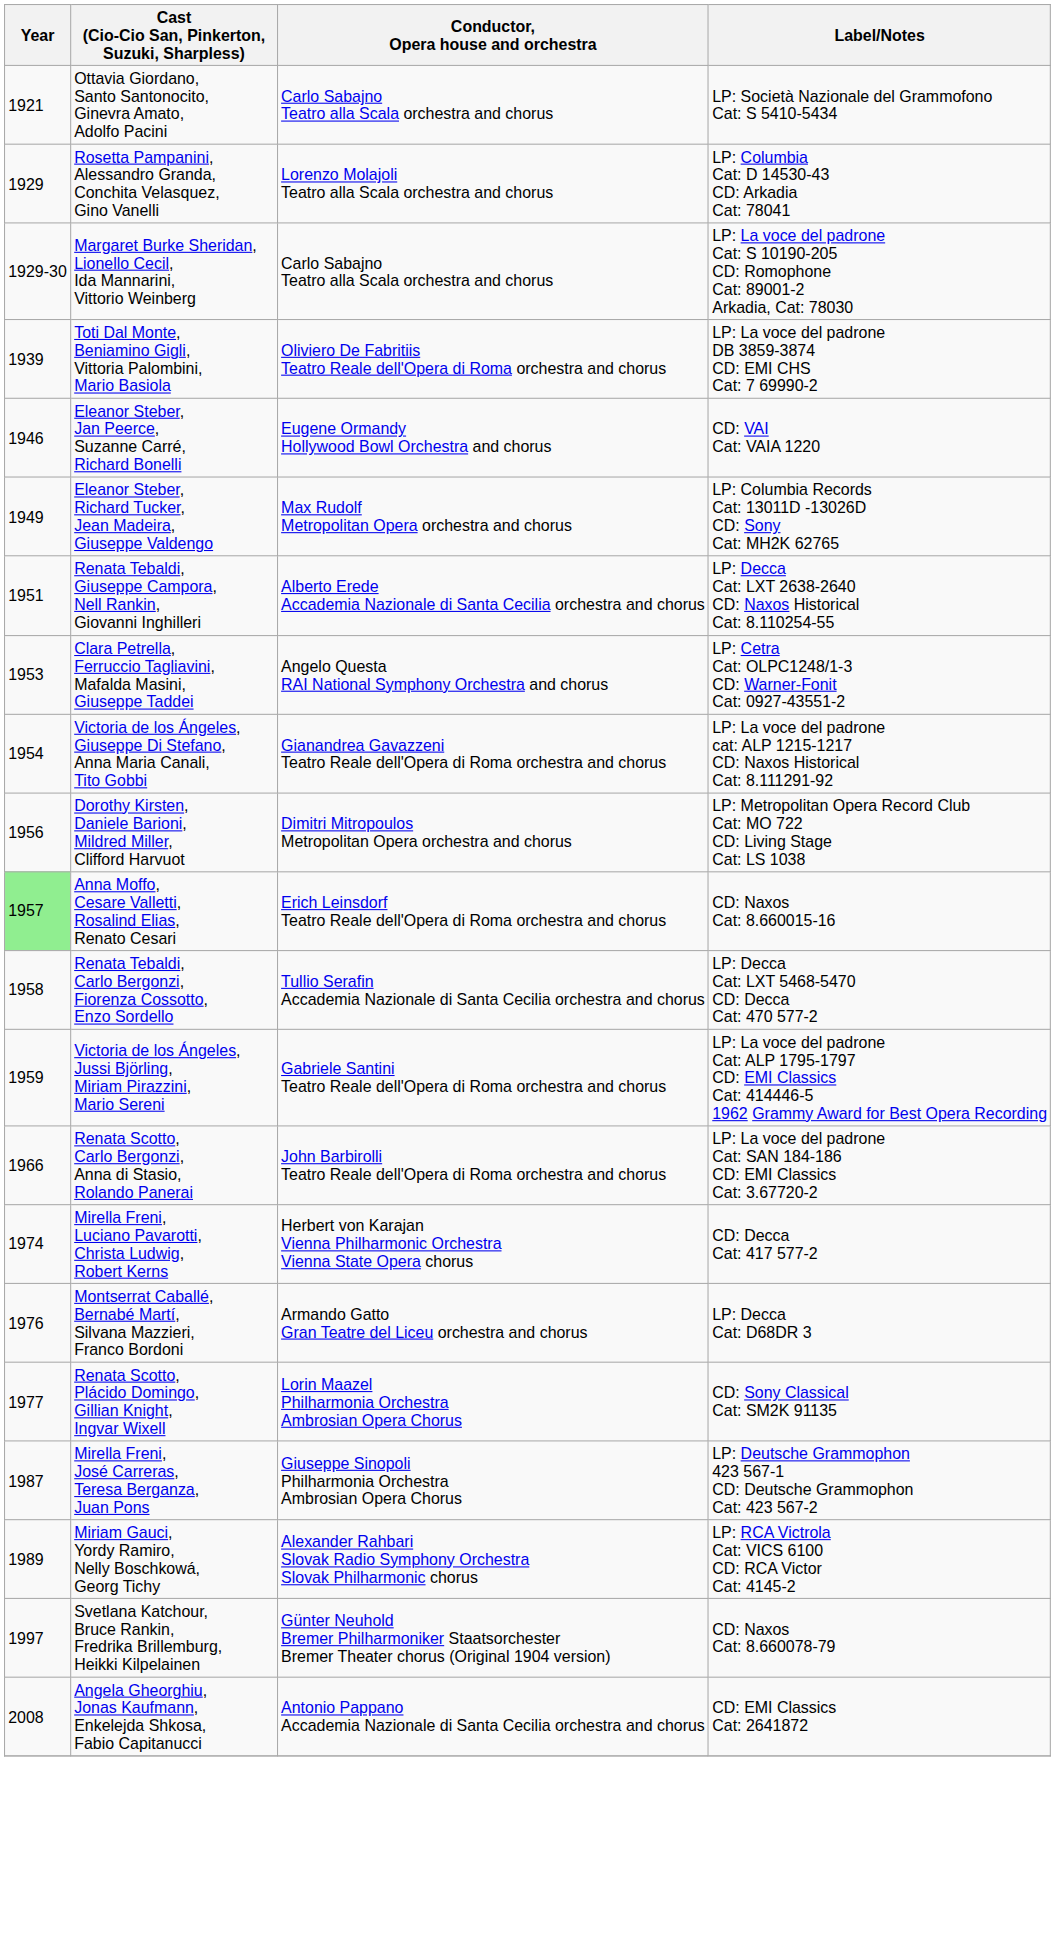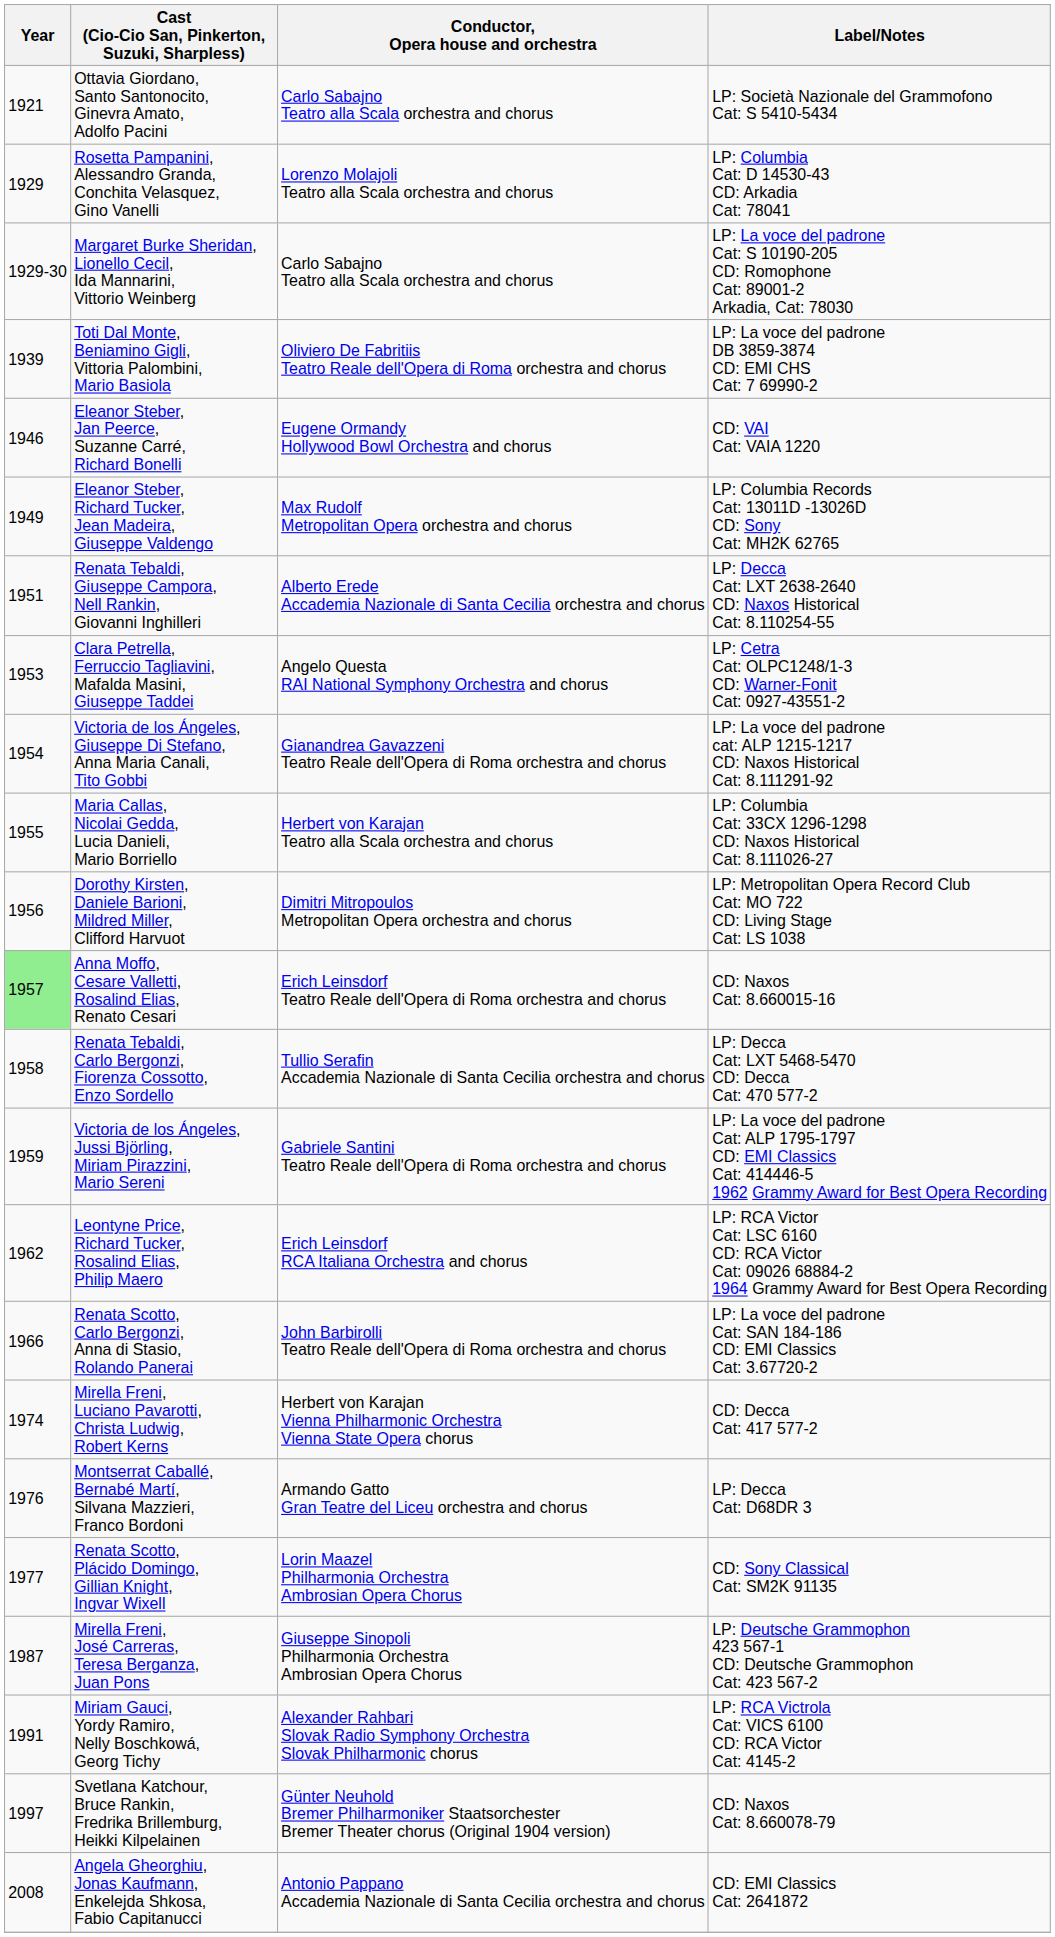+ row: (126, 832)
+ row: (130, 1253)
(26, 1559) 1989 -> (26, 1735) 1991
